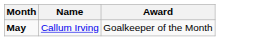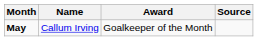+ column: (234, 12)
